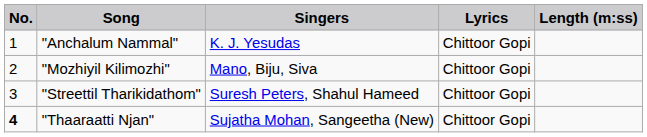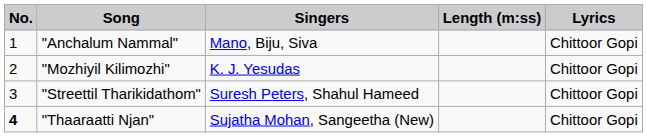columns swapped: (487, 17) <-> (588, 17)
(255, 43) K. J. Yesudas -> (264, 43) Mano, Biju, Siva
(264, 68) Mano, Biju, Siva -> (255, 68) K. J. Yesudas
